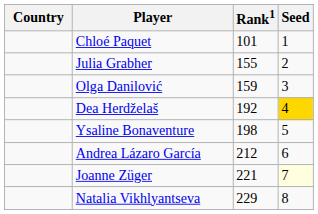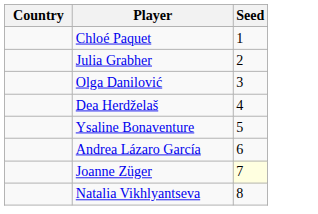- column: (256, 17)
(285, 108) gold background -> (240, 104) no background
